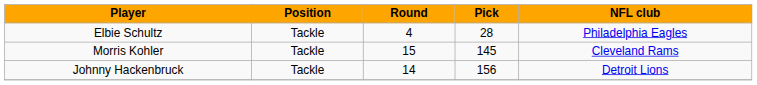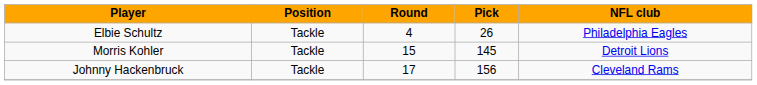(487, 32) 28 -> (487, 32) 26
(635, 51) Cleveland Rams -> (635, 51) Detroit Lions
(409, 70) 14 -> (409, 70) 17
(635, 70) Detroit Lions -> (635, 70) Cleveland Rams
